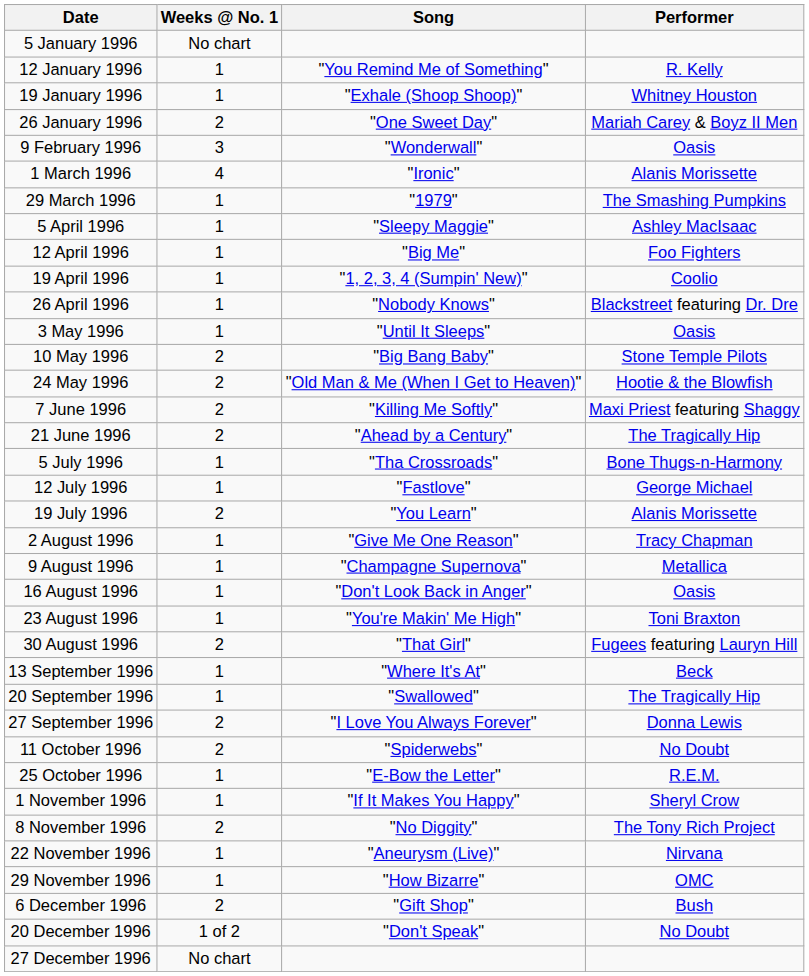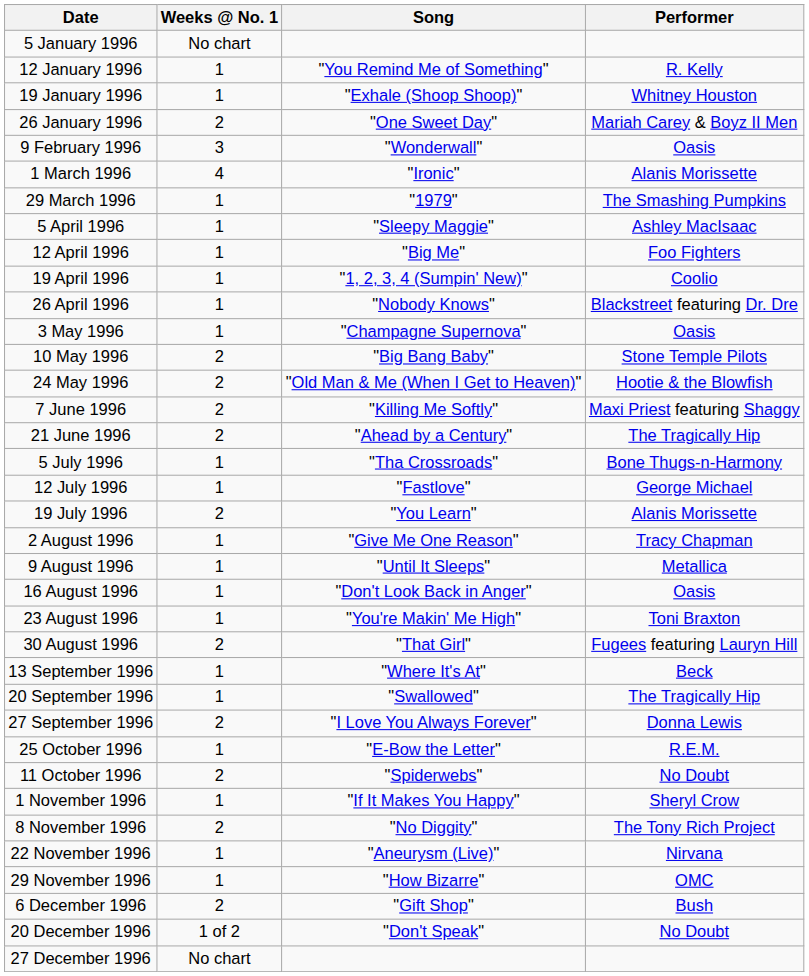(434, 331) "Until It Sleeps" -> (434, 331) "Champagne Supernova"
(434, 566) "Champagne Supernova" -> (434, 566) "Until It Sleeps"
rows swapped: (81, 749) <-> (81, 775)
